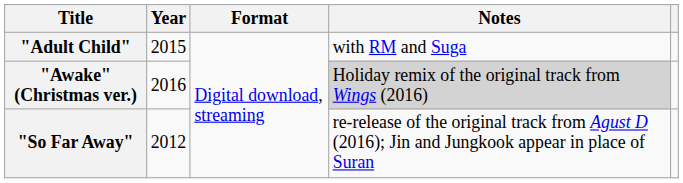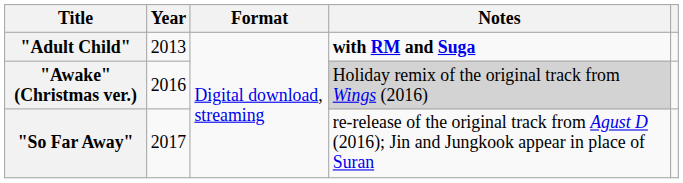(168, 46) 2015 -> (168, 46) 2013
(400, 46) normal -> (404, 46) bold
(168, 143) 2012 -> (168, 143) 2017
